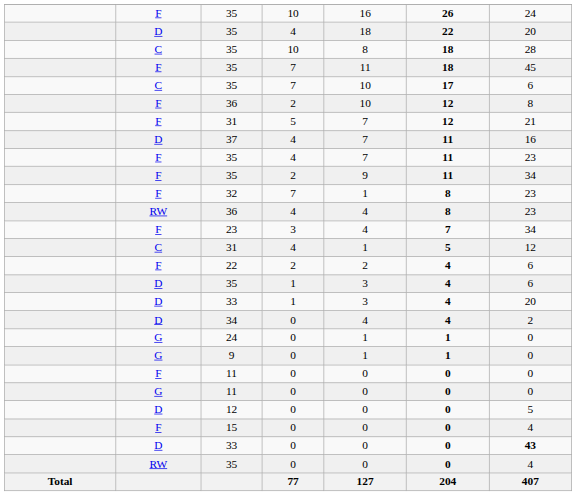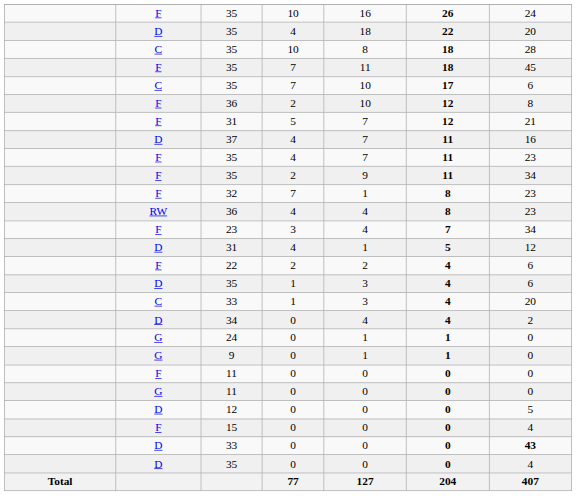(158, 247) C -> (158, 247) D
(158, 301) D -> (158, 301) C
(158, 463) RW -> (158, 463) D
